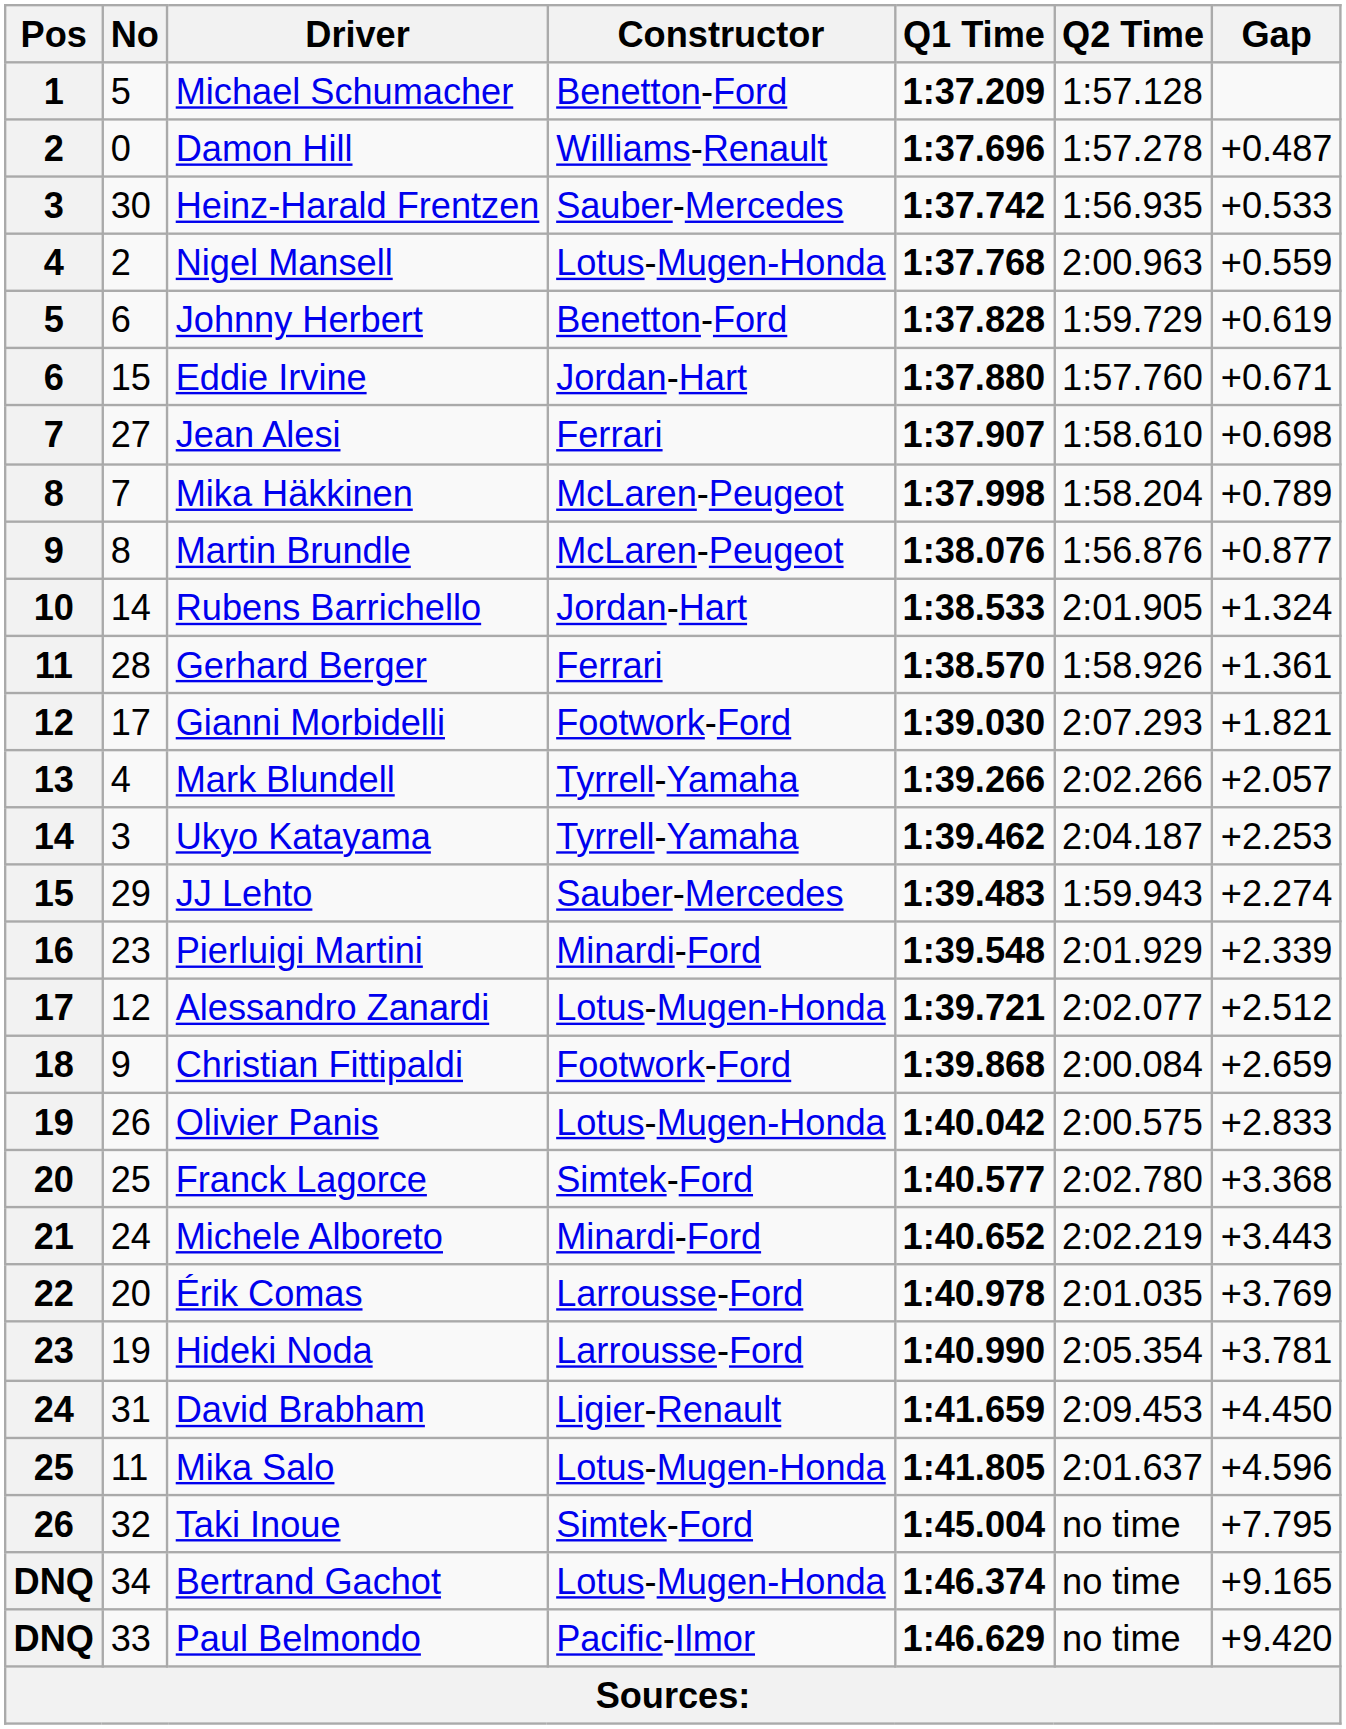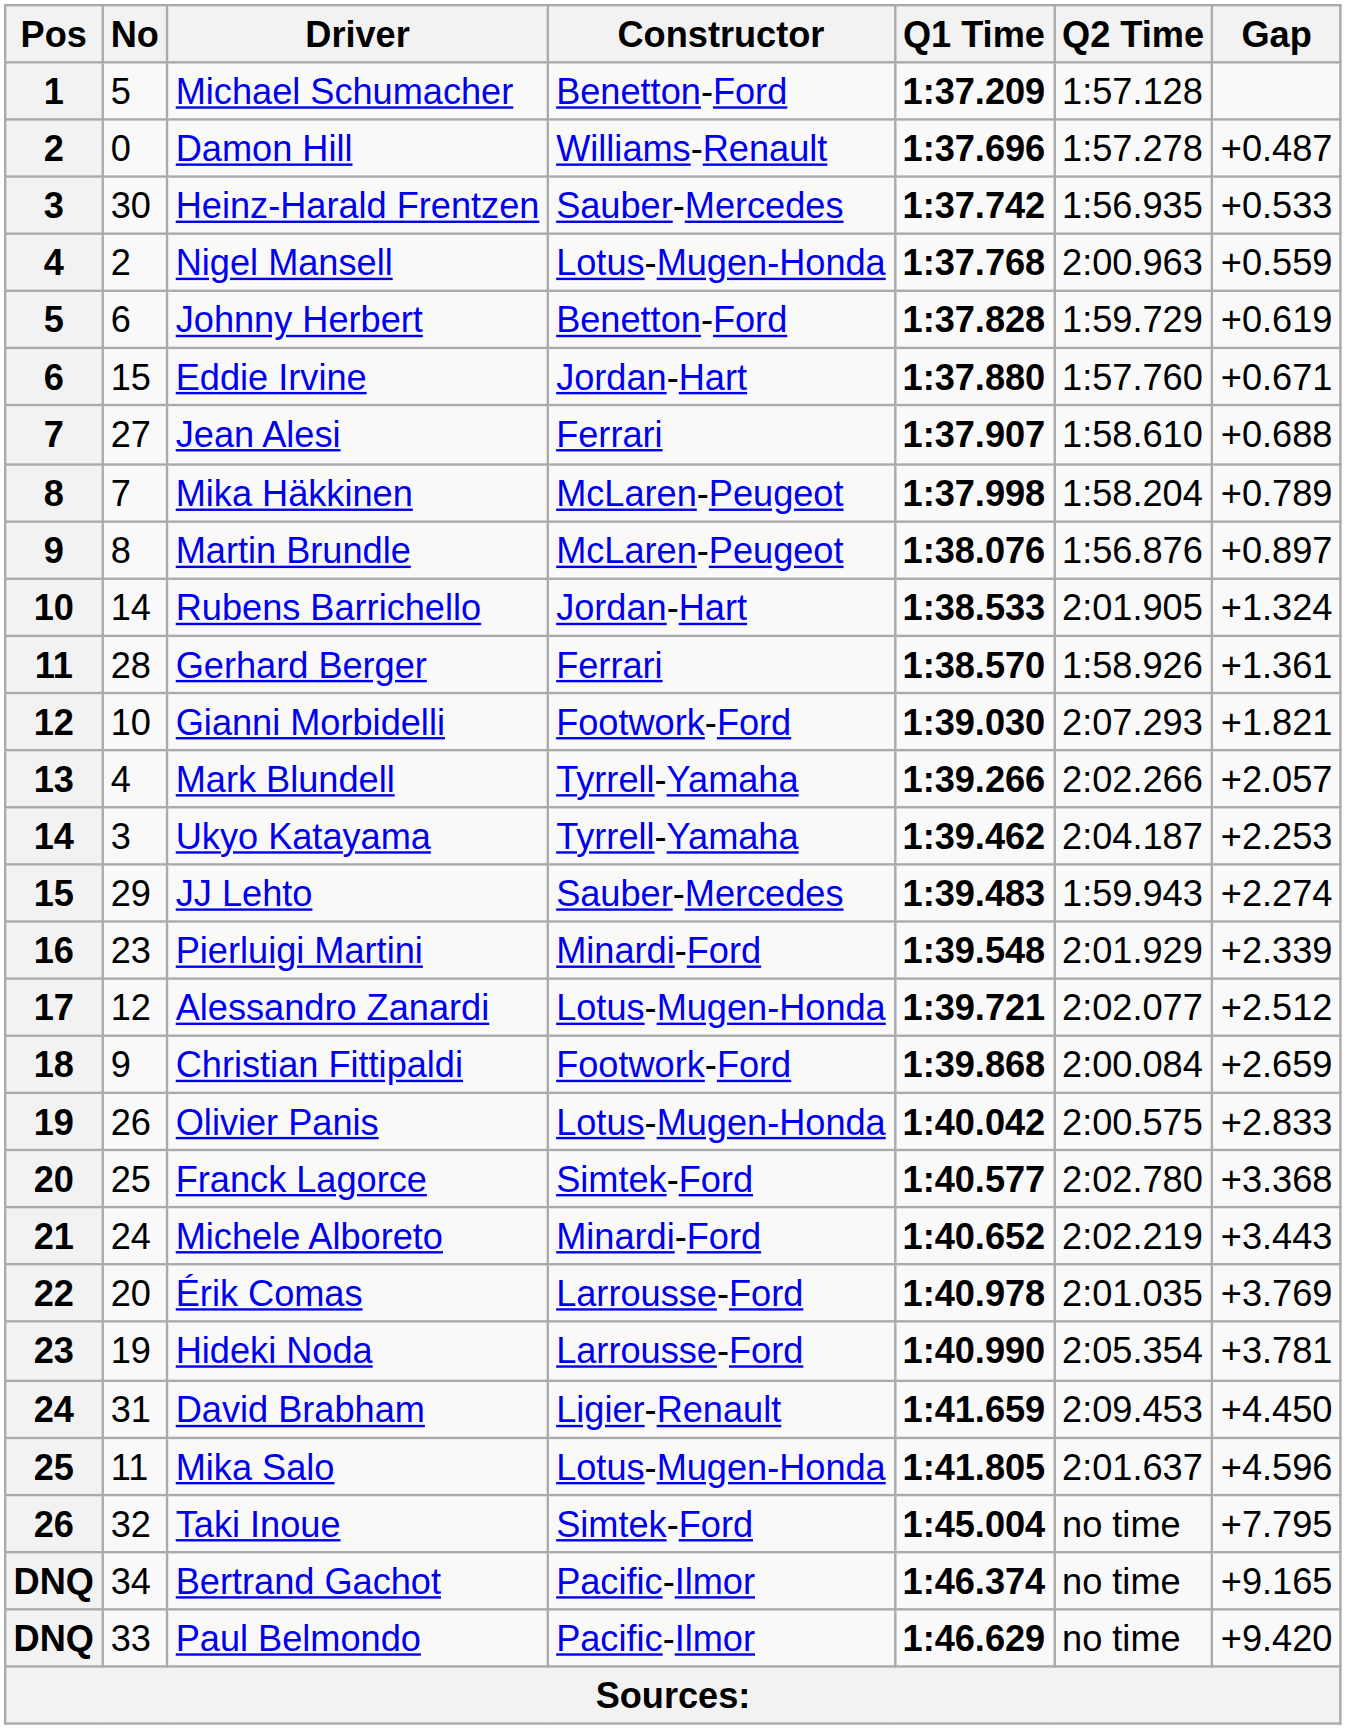(1277, 435) +0.698 -> (1277, 435) +0.688
(1277, 549) +0.877 -> (1277, 549) +0.897
(131, 721) 17 -> (131, 721) 10
(721, 1580) Lotus-Mugen-Honda -> (656, 1580) Pacific-Ilmor
